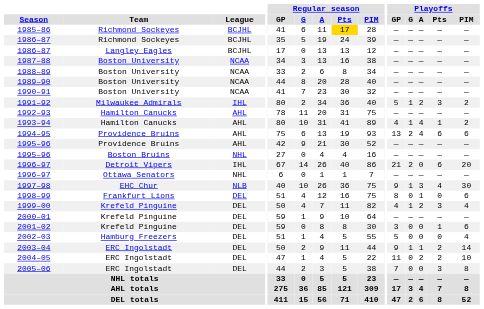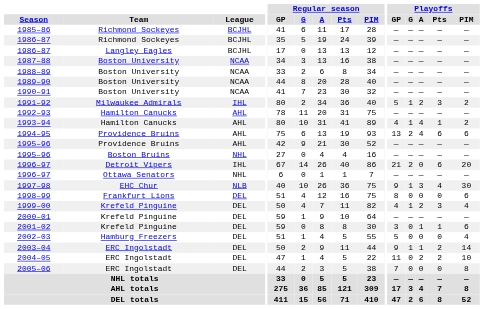(345, 30) gold background -> (345, 30) no background
(421, 196) 1 -> (421, 196) 0
(421, 227) 0 -> (421, 227) 1
(440, 268) 3 -> (440, 268) 0
